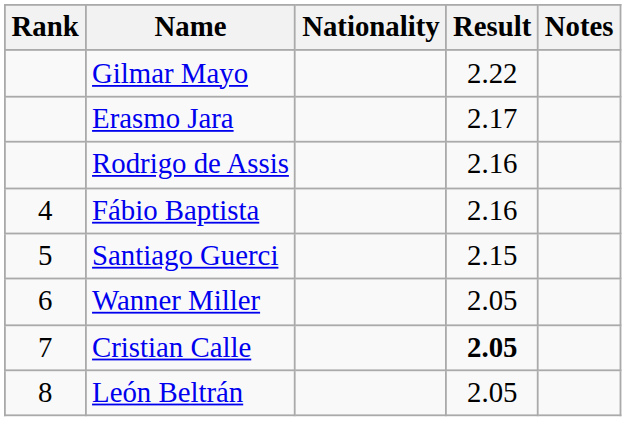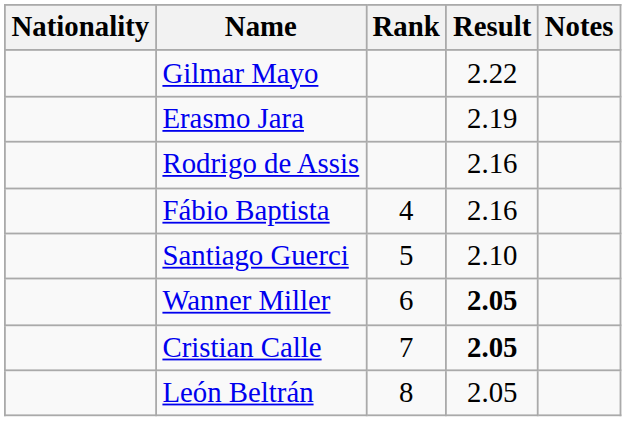columns swapped: (45, 27) <-> (371, 27)
(492, 118) 2.17 -> (492, 118) 2.19
(492, 255) 2.15 -> (492, 255) 2.10
(492, 301) normal -> (492, 301) bold
